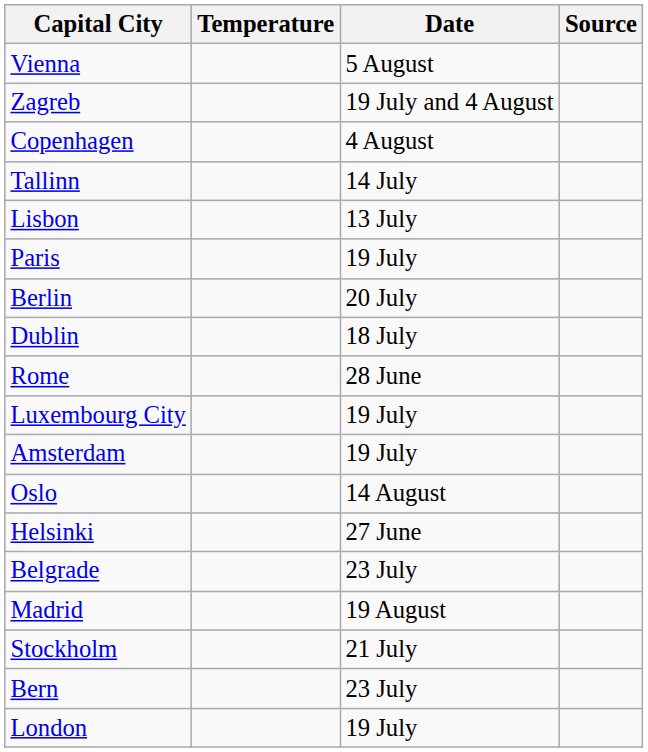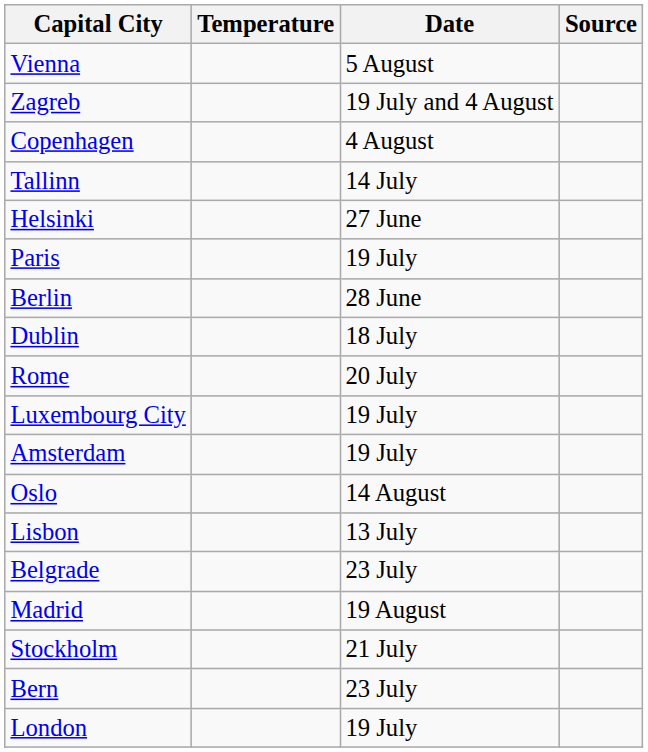rows swapped: (52, 532) <-> (45, 219)
(381, 297) 20 July -> (383, 297) 28 June
(383, 375) 28 June -> (381, 375) 20 July
